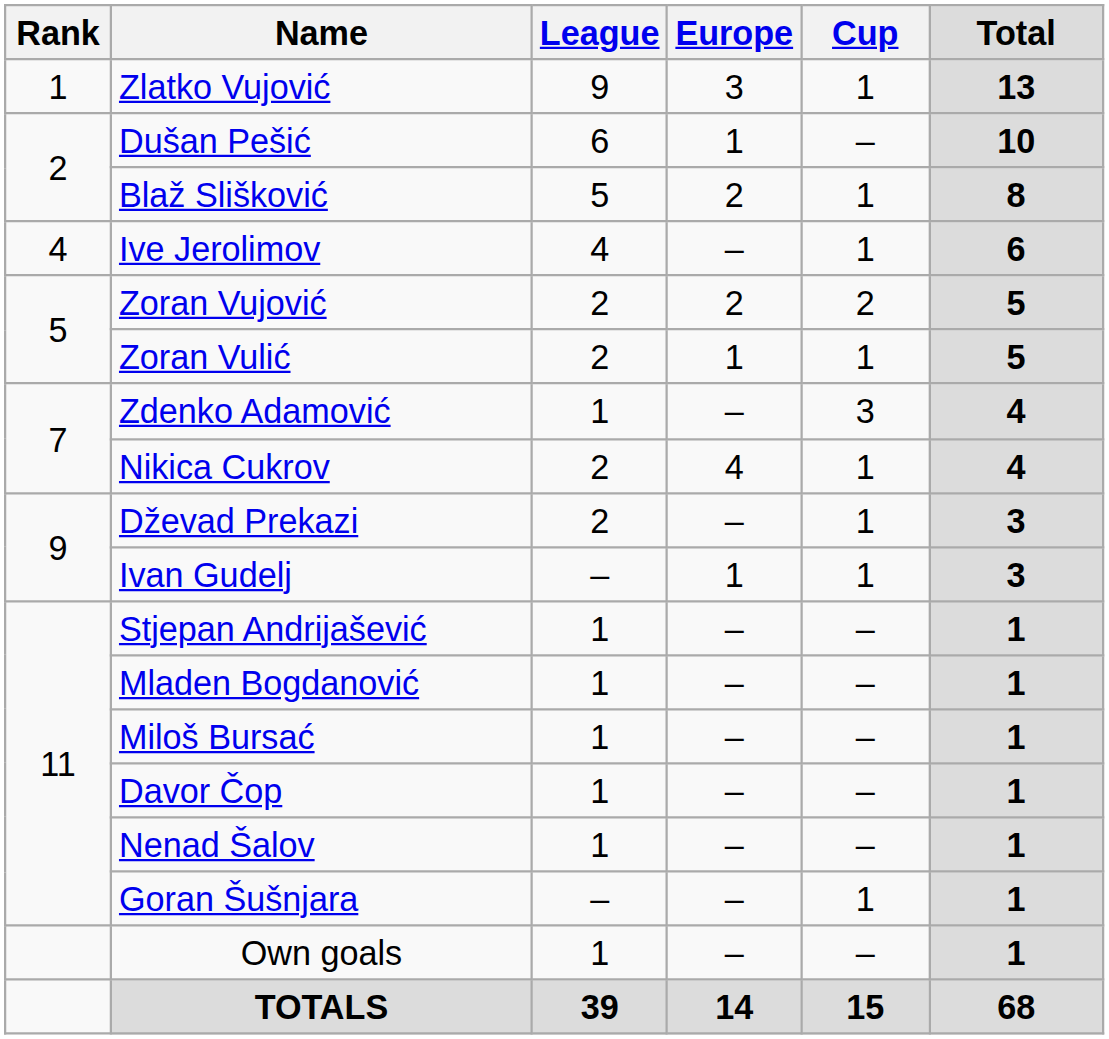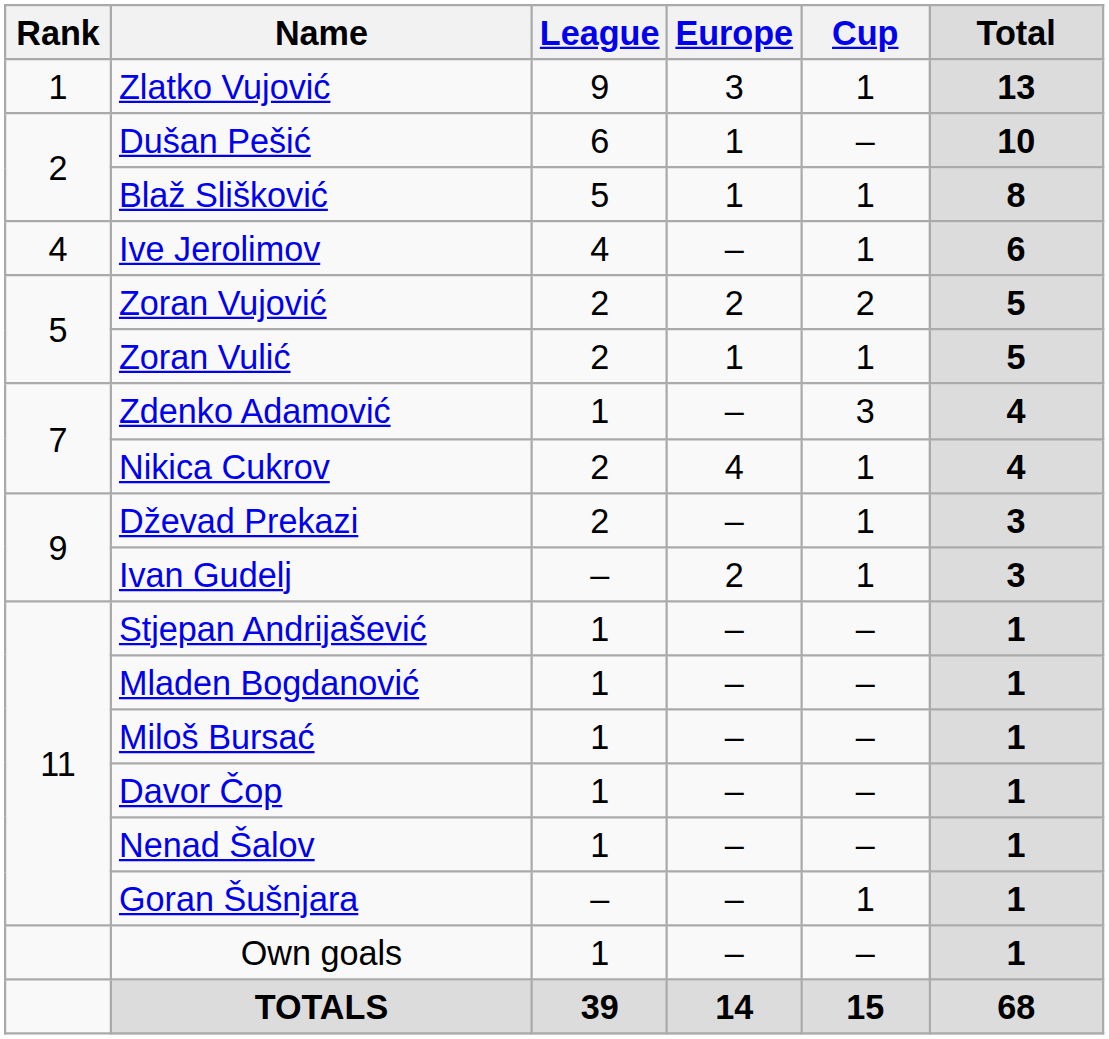(734, 195) 2 -> (734, 195) 1
(734, 574) 1 -> (734, 574) 2
